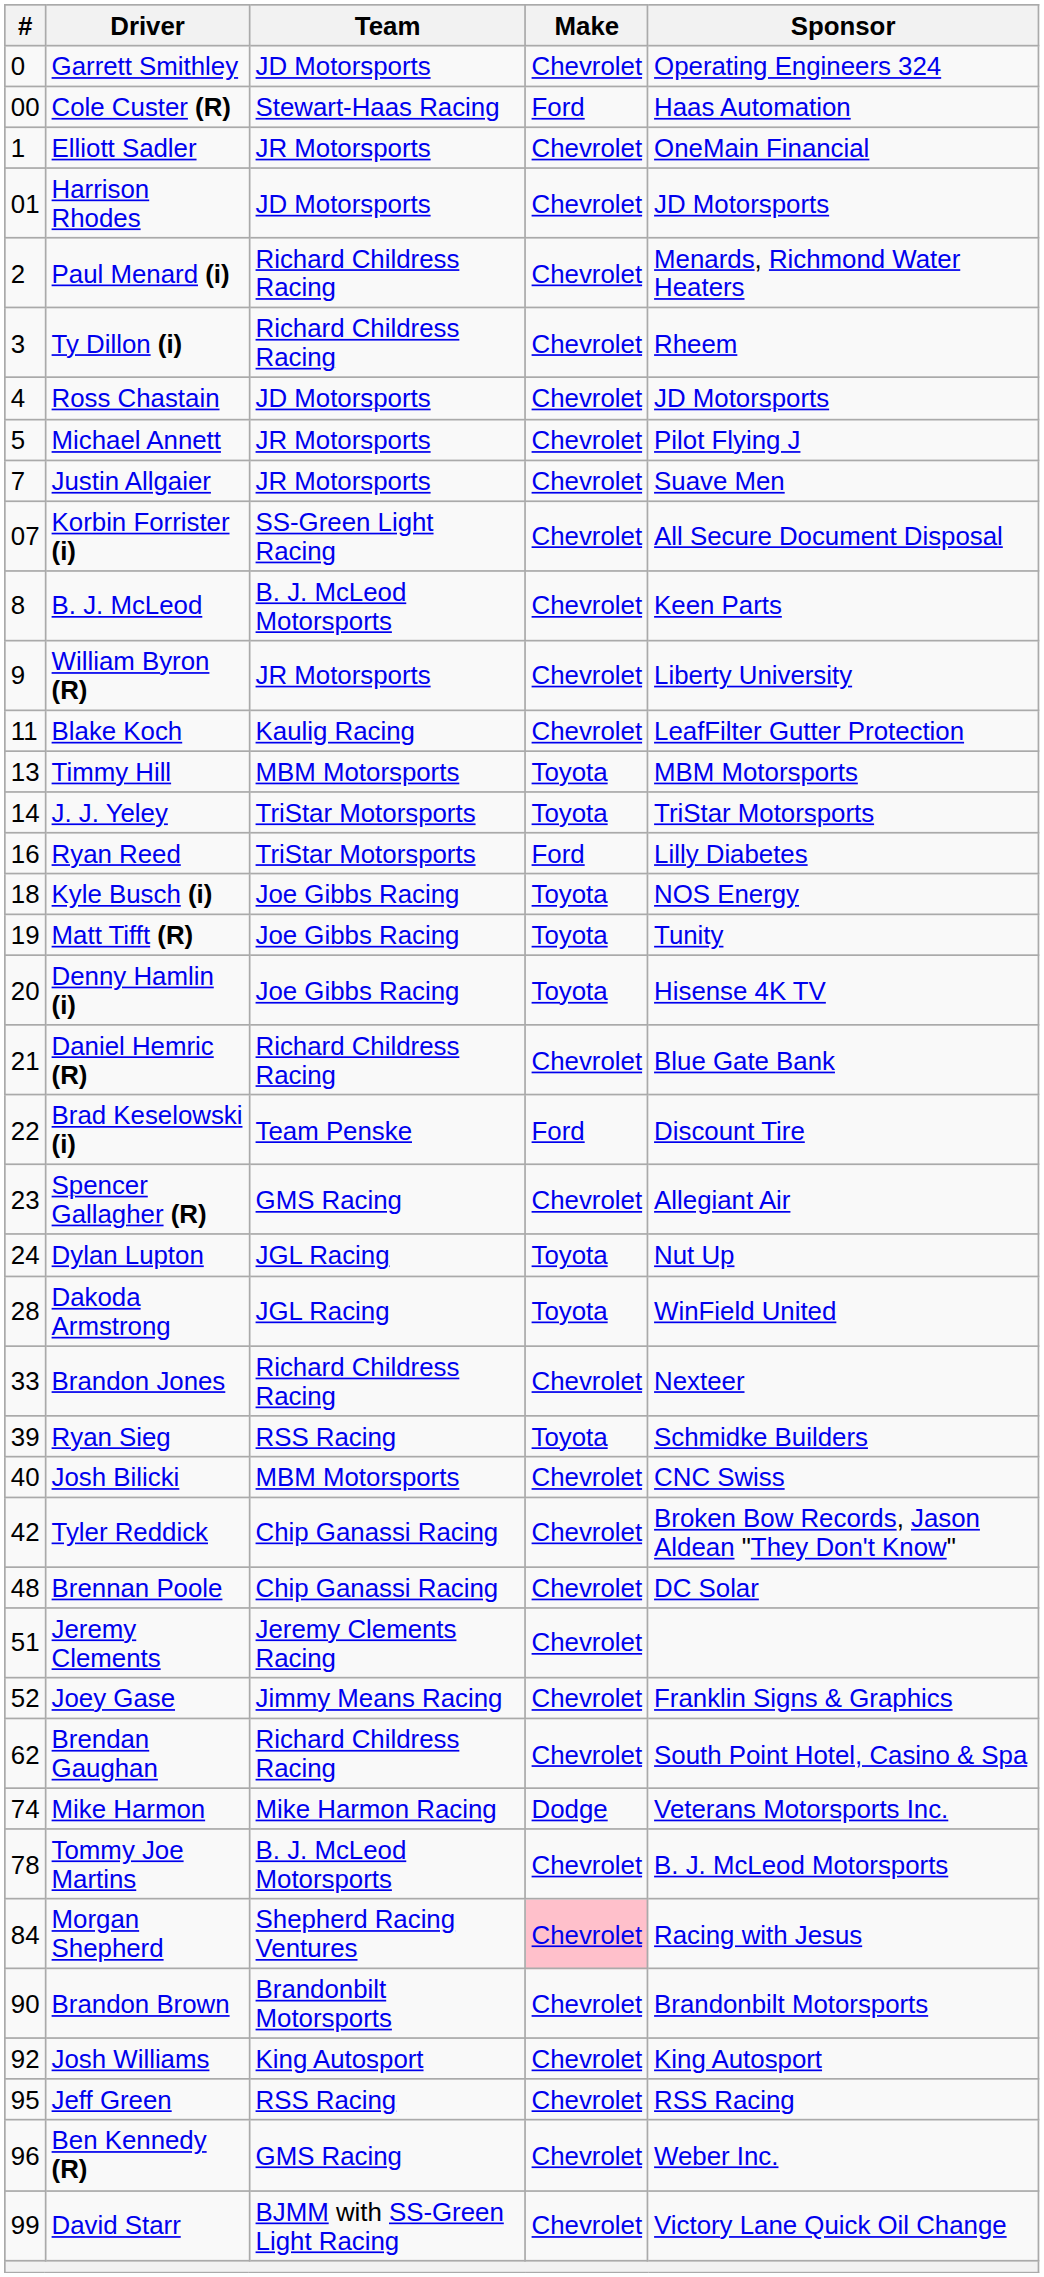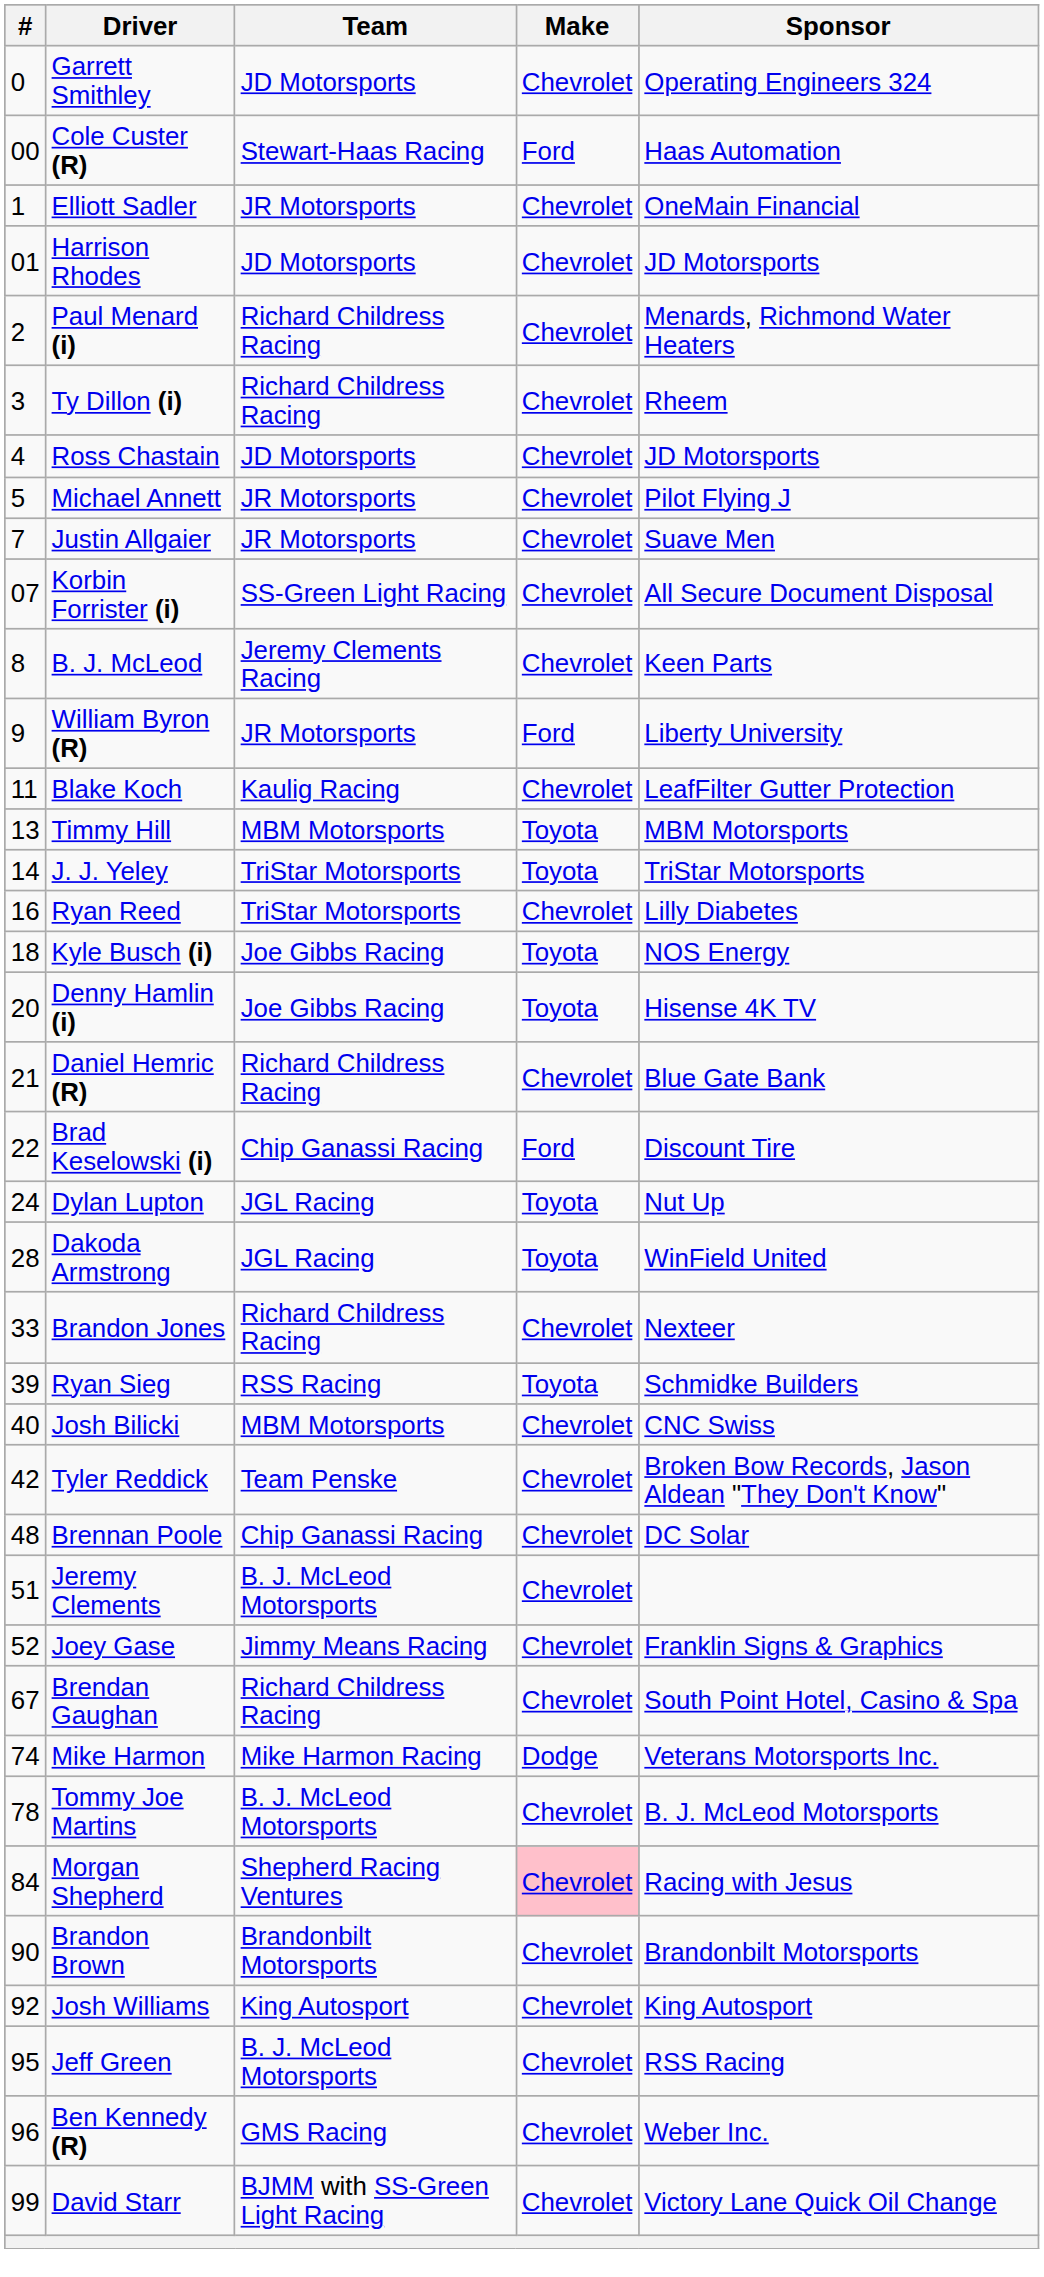(331, 606) B. J. McLeod Motorsports -> (341, 663) Jeremy Clements Racing
(587, 675) Chevrolet -> (548, 733) Ford
(558, 853) Ford -> (577, 911) Chevrolet
- row: (122, 935)
(334, 1130) Team Penske -> (362, 1147) Chip Ganassi Racing
- row: (129, 1200)
(377, 1532) Chip Ganassi Racing -> (319, 1479) Team Penske
(356, 1643) Jeremy Clements Racing -> (316, 1590) B. J. McLeod Motorsports
(25, 1754) 62 -> (25, 1701) 67
(326, 2100) RSS Racing -> (316, 2062) B. J. McLeod Motorsports
